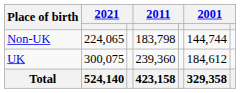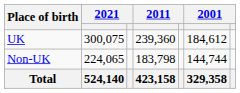rows swapped: (16, 59) <-> (29, 39)
